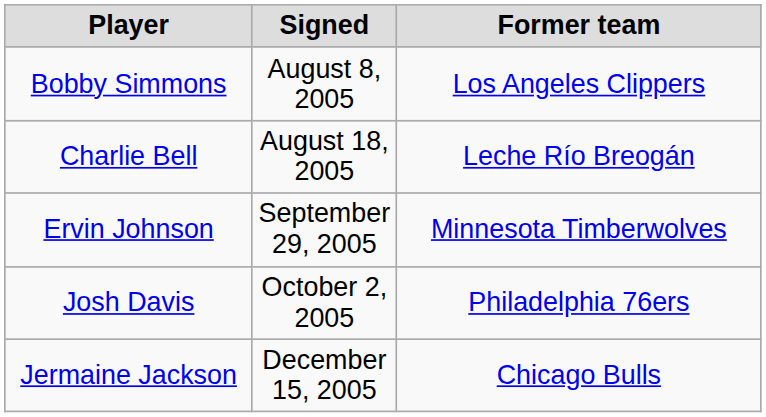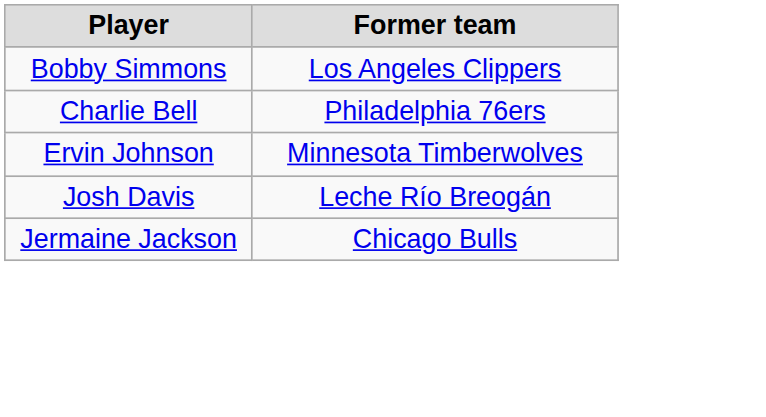- column: (324, 25)
(579, 156) Leche Río Breogán -> (435, 111) Philadelphia 76ers
(579, 302) Philadelphia 76ers -> (435, 196) Leche Río Breogán
